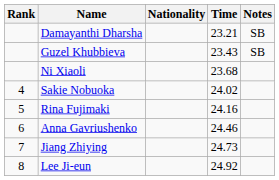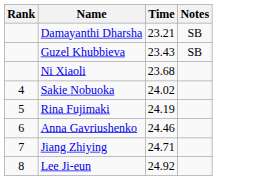- column: (177, 14)
(224, 109) 24.16 -> (161, 109) 24.19
(224, 147) 24.73 -> (161, 147) 24.71
